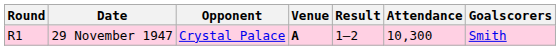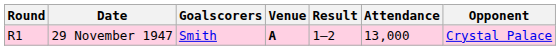columns swapped: (232, 15) <-> (510, 15)
(410, 35) 10,300 -> (387, 35) 13,000
